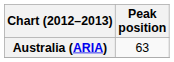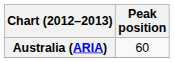(142, 47) 63 -> (142, 47) 60
